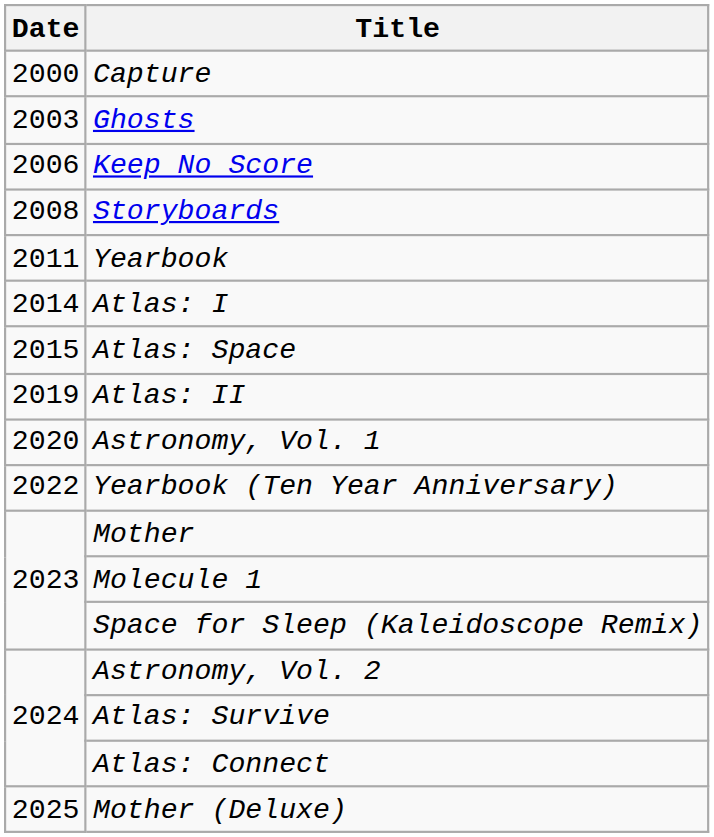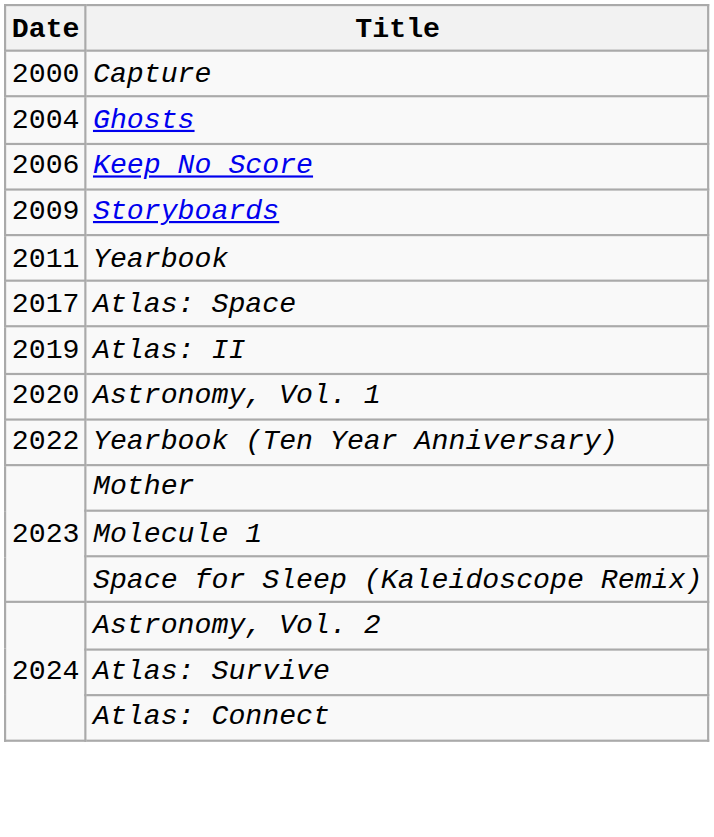(46, 120) 2003 -> (46, 120) 2004
(46, 212) 2008 -> (46, 212) 2009
- row: (161, 304)
(46, 350) 2015 -> (46, 304) 2017
- row: (220, 810)
